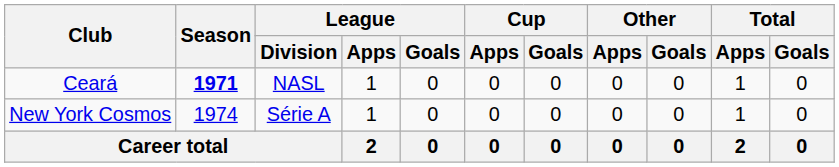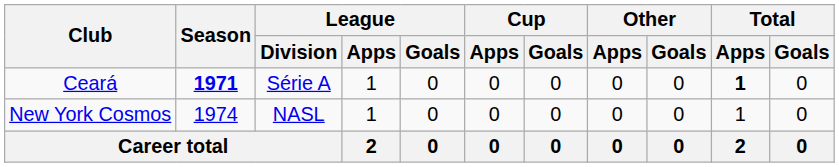(299, 83) NASL -> (299, 83) Série A
(740, 83) normal -> (740, 83) bold
(299, 114) Série A -> (299, 114) NASL
